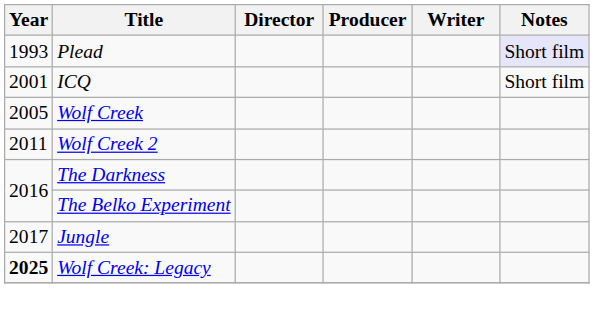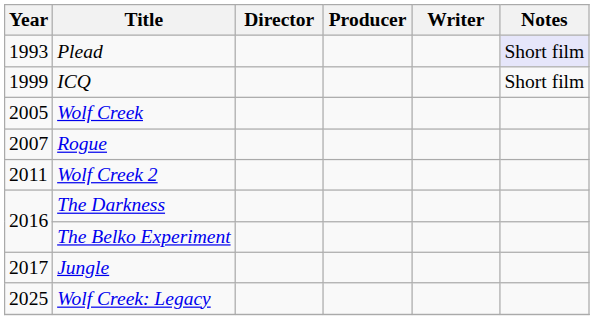(29, 81) 2001 -> (29, 81) 1999
+ row: (82, 143)
(29, 267) bold -> (29, 298) normal
